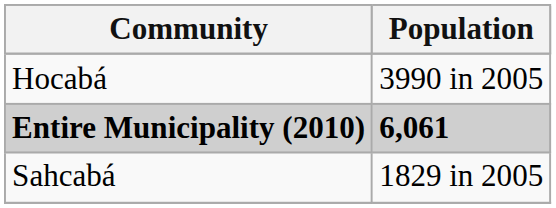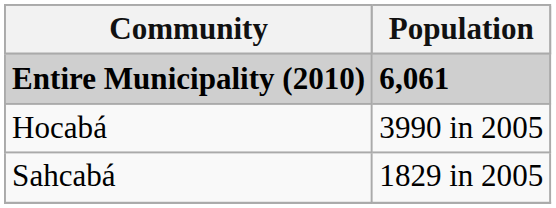rows swapped: (189, 127) <-> (60, 78)
